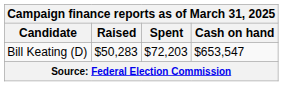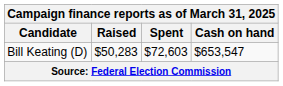(166, 52) $72,203 -> (166, 52) $72,603
